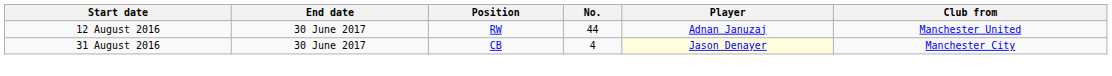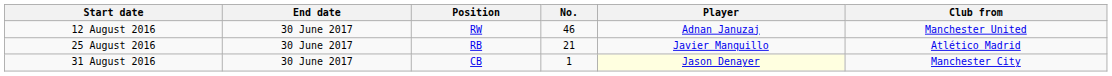(593, 29) 44 -> (569, 29) 46
+ row: (114, 46)
(593, 46) 4 -> (569, 62) 1
